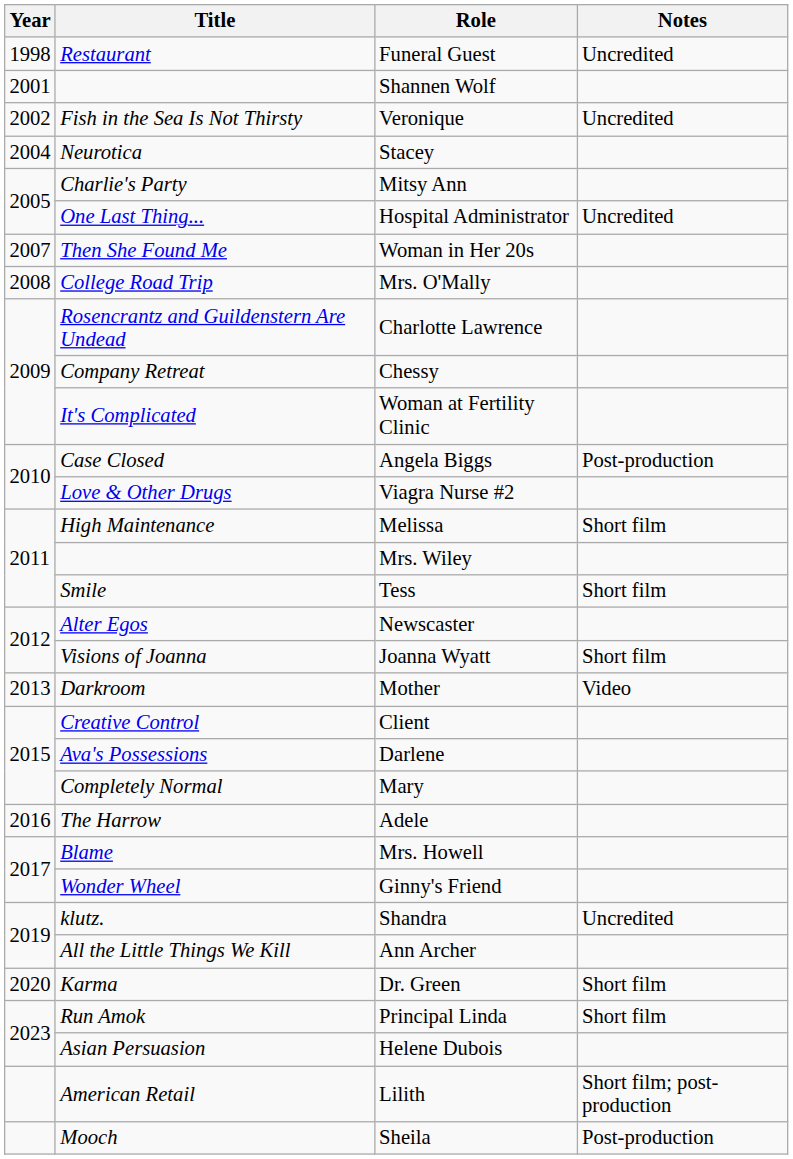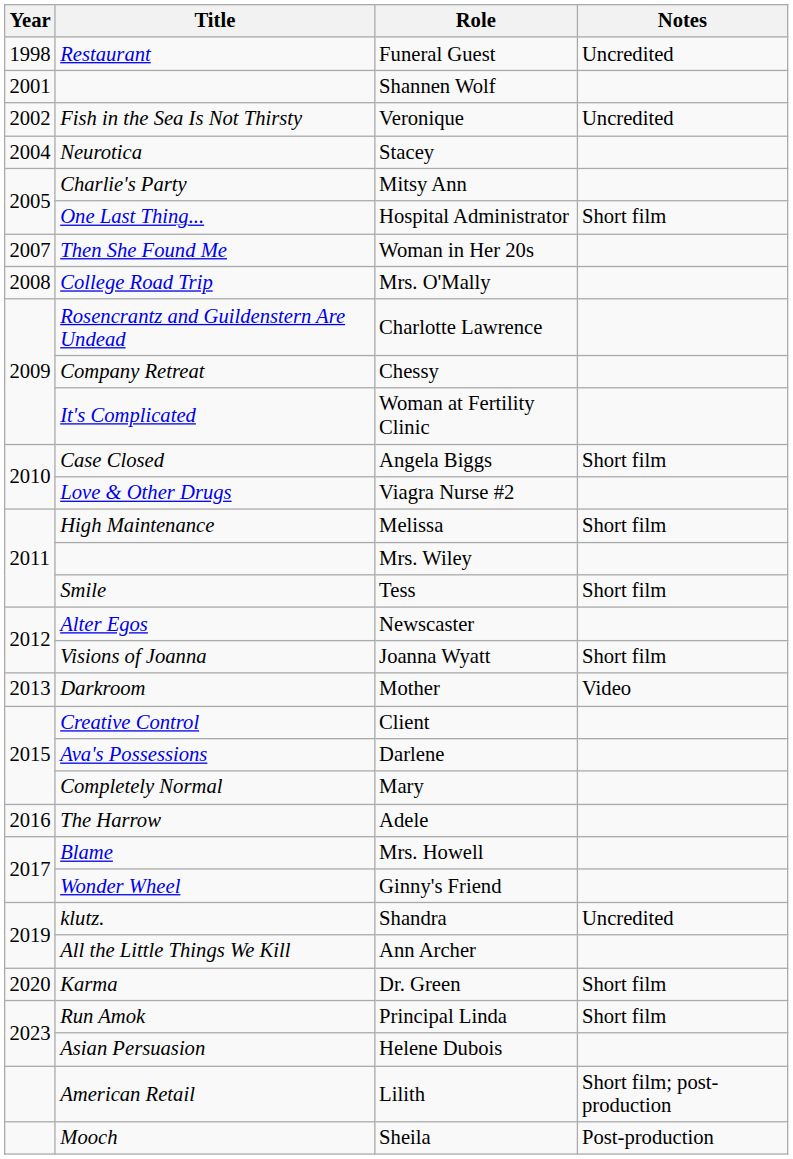(628, 217) Uncredited -> (624, 217) Short film
(648, 460) Post-production -> (624, 460) Short film
